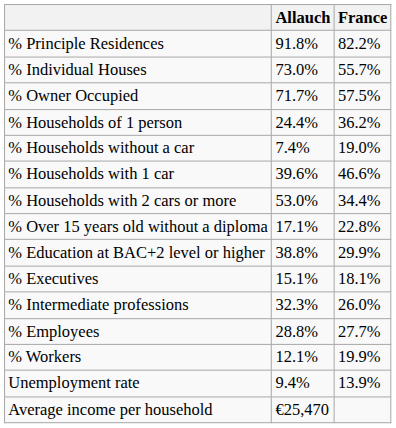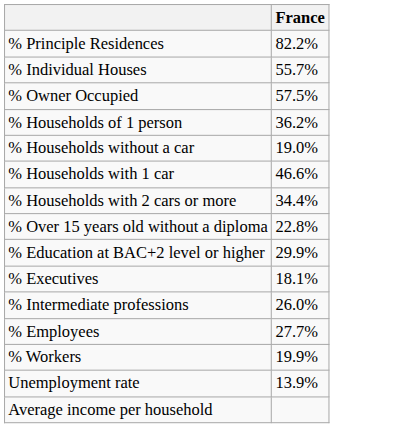- column: (303, 17)
